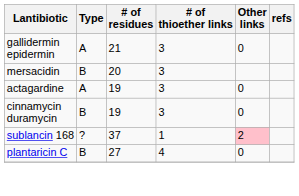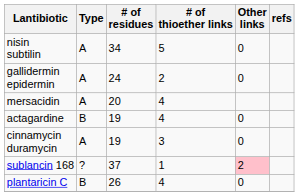+ row: (24, 48)
(115, 48) 21 -> (115, 78) 24
(161, 48) 3 -> (161, 78) 2
(83, 72) B -> (83, 101) A
(161, 72) 3 -> (161, 101) 4
(83, 89) A -> (83, 118) B
(161, 89) 3 -> (161, 118) 4
(83, 112) B -> (83, 142) A
(115, 153) 27 -> (115, 182) 26
